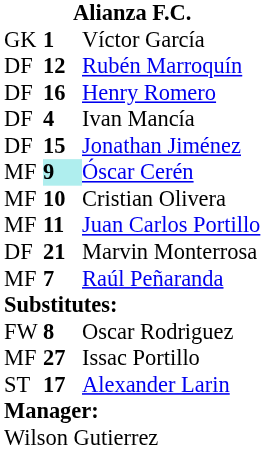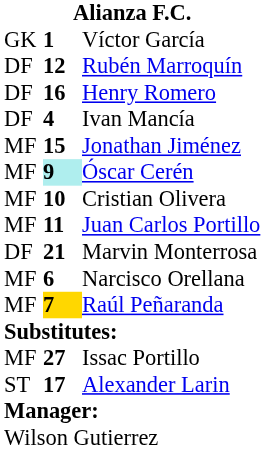(18, 145) DF -> (20, 145) MF
+ row: (163, 277)
(49, 277) no background -> (49, 304) gold background
- row: (158, 330)
